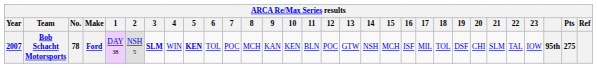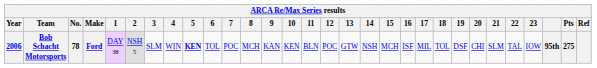(14, 47) 2007 -> (14, 47) 2006
(154, 47) bold -> (154, 47) normal
